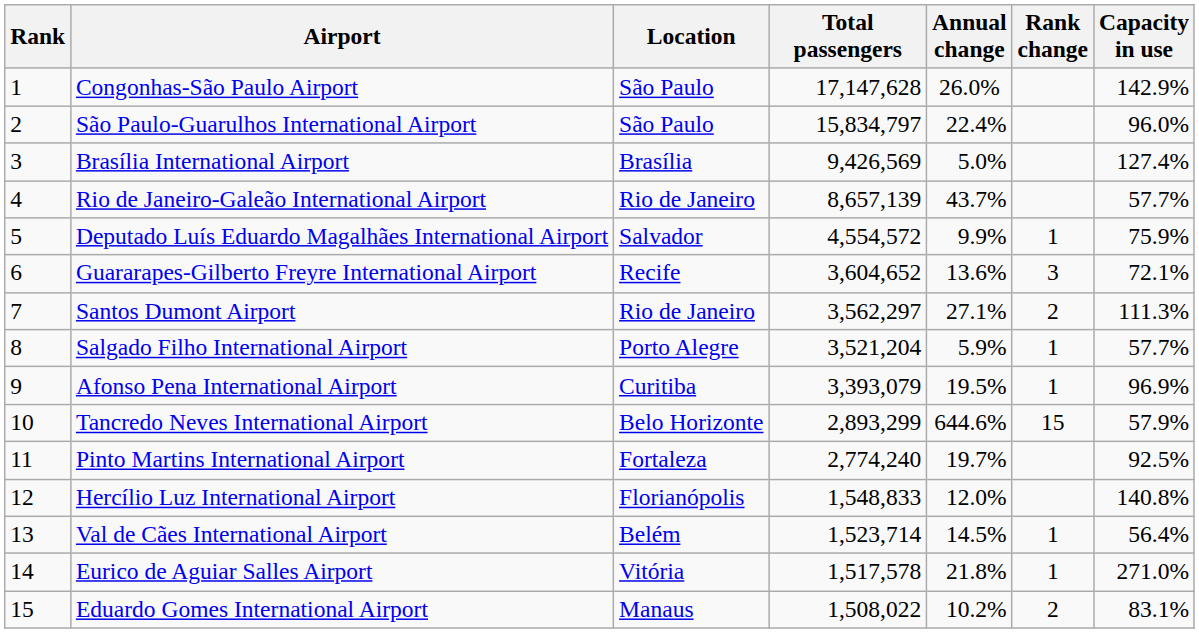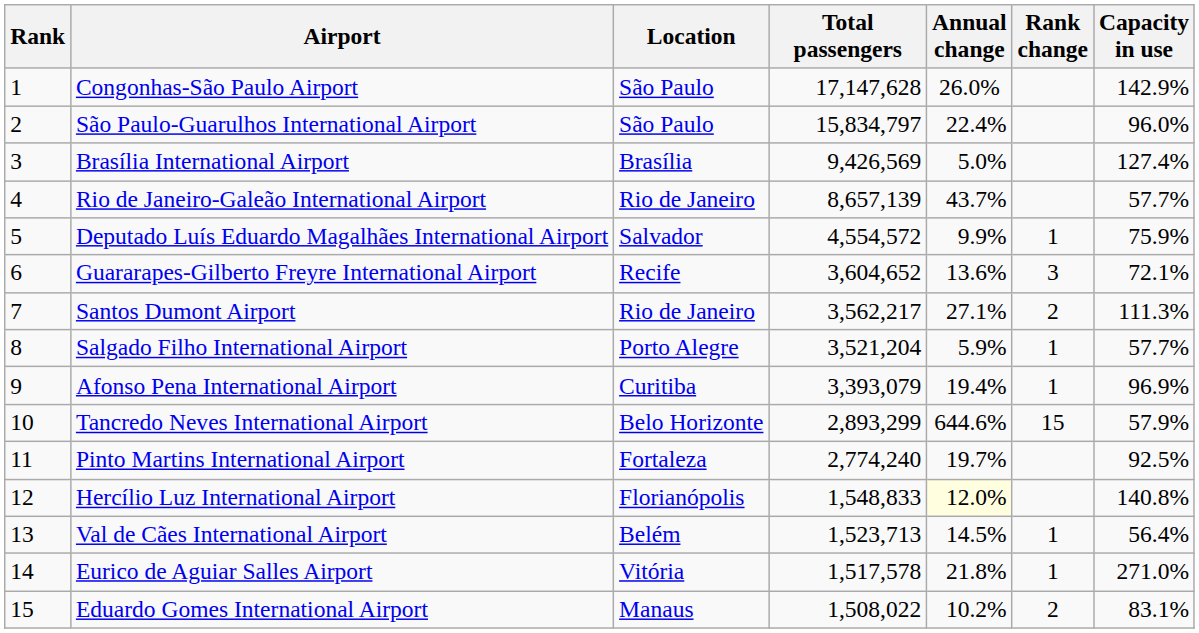(874, 310) 3,562,297 -> (874, 310) 3,562,217
(976, 385) 19.5% -> (976, 385) 19.4%
(976, 497) no background -> (976, 497) lightyellow background
(874, 534) 1,523,714 -> (874, 534) 1,523,713
